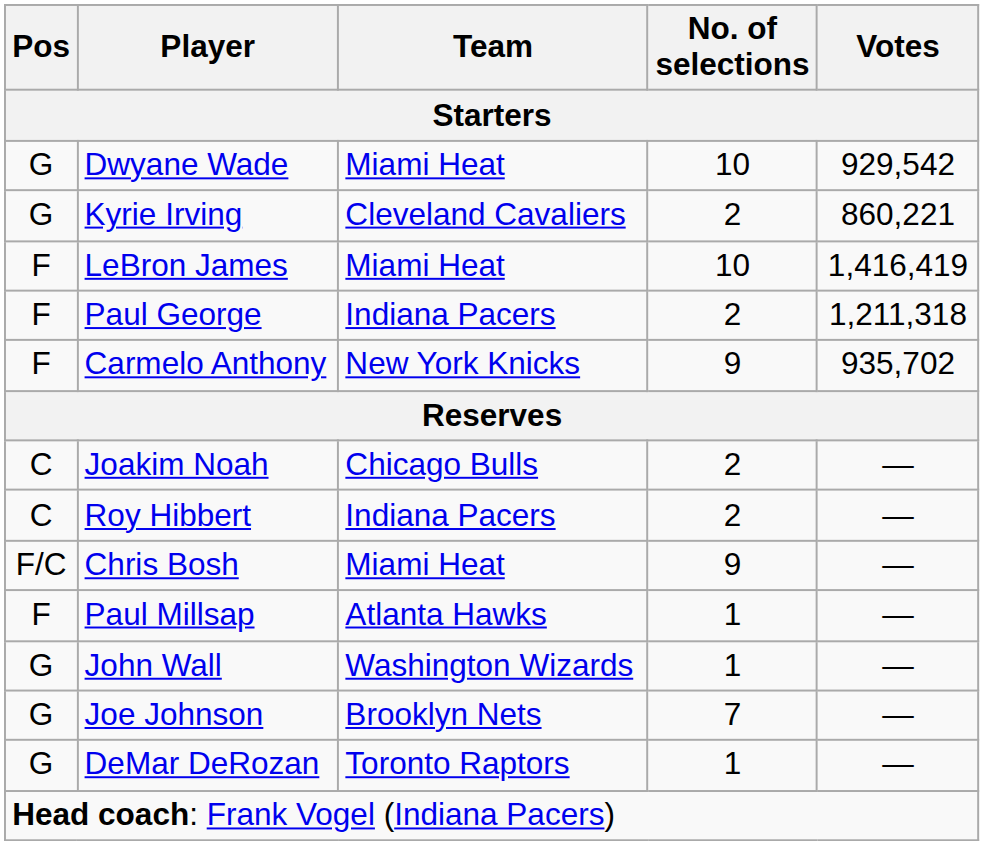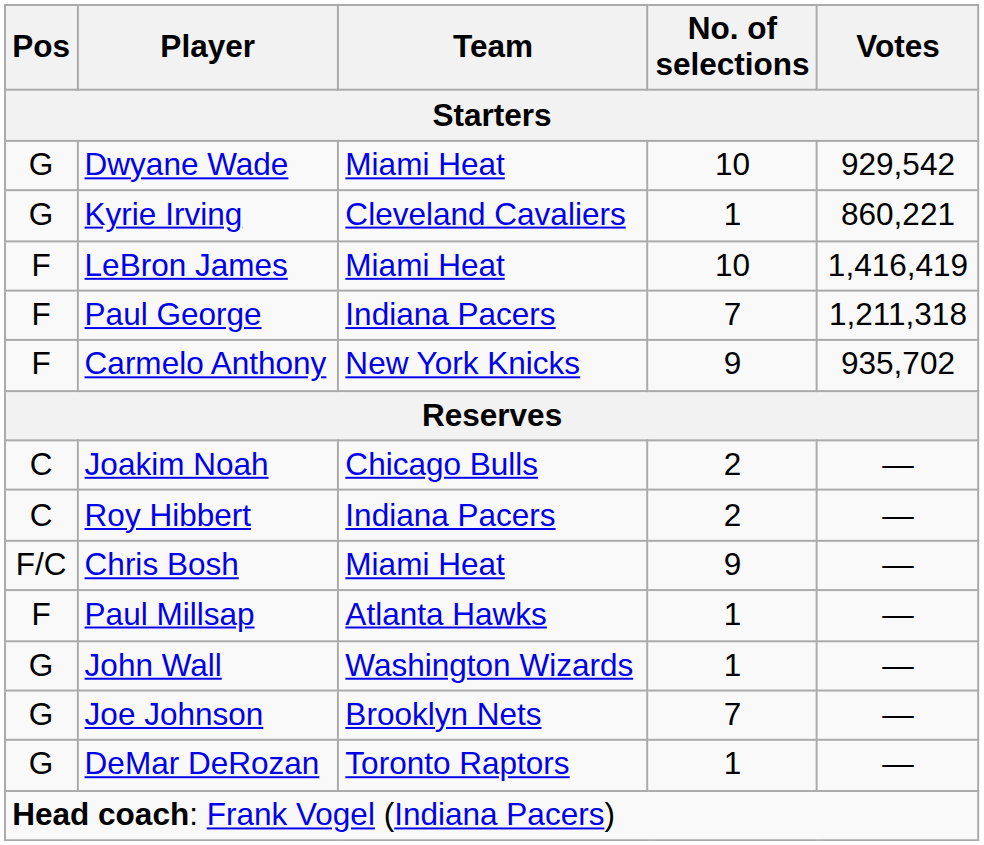(732, 214) 2 -> (732, 214) 1
(732, 314) 2 -> (732, 314) 7
